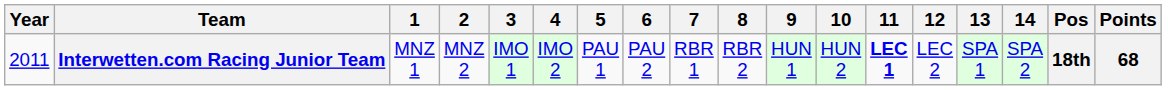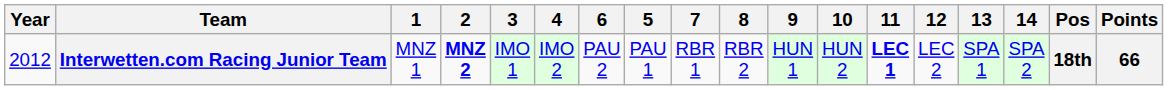columns swapped: (601, 19) <-> (647, 19)
(29, 59) 2011 -> (30, 59) 2012
(464, 59) normal -> (465, 59) bold
(1128, 59) 68 -> (1130, 59) 66
